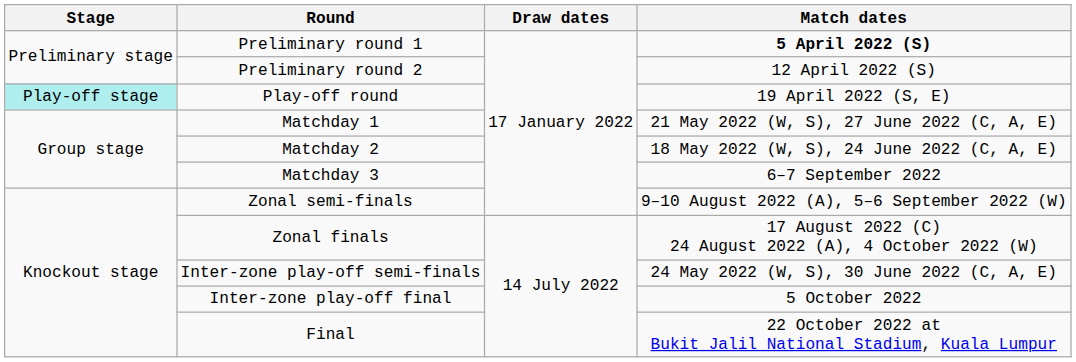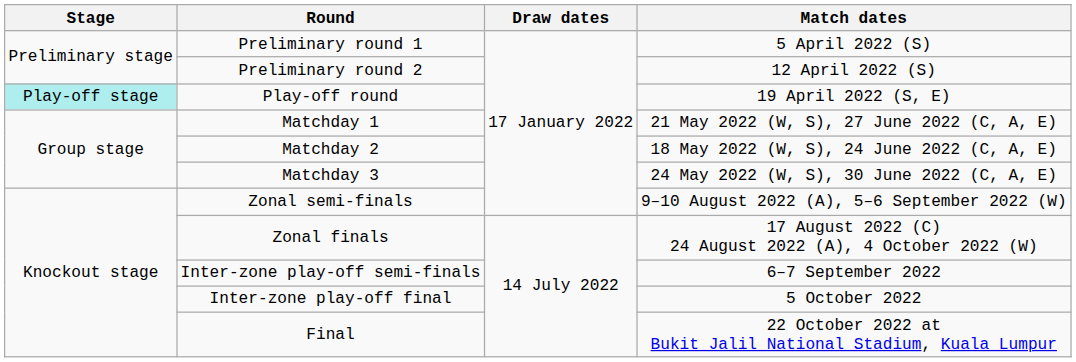(854, 44) bold -> (854, 44) normal
(854, 175) 6–7 September 2022 -> (854, 175) 24 May 2022 (W, S), 30 June 2022 (C, A, E)
(854, 273) 24 May 2022 (W, S), 30 June 2022 (C, A, E) -> (854, 273) 6–7 September 2022
